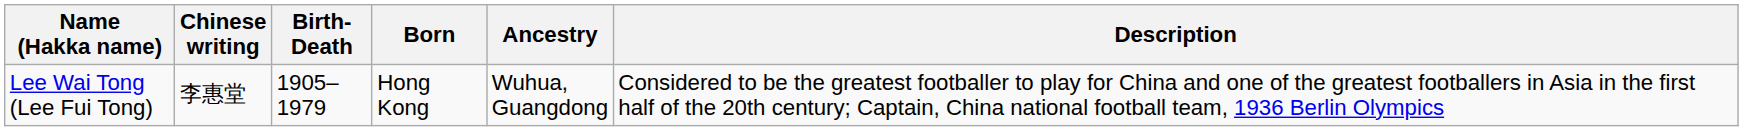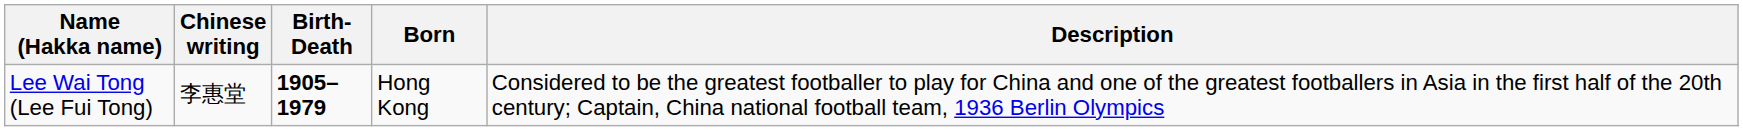- column: (550, 34)
(308, 94) normal -> (308, 94) bold
